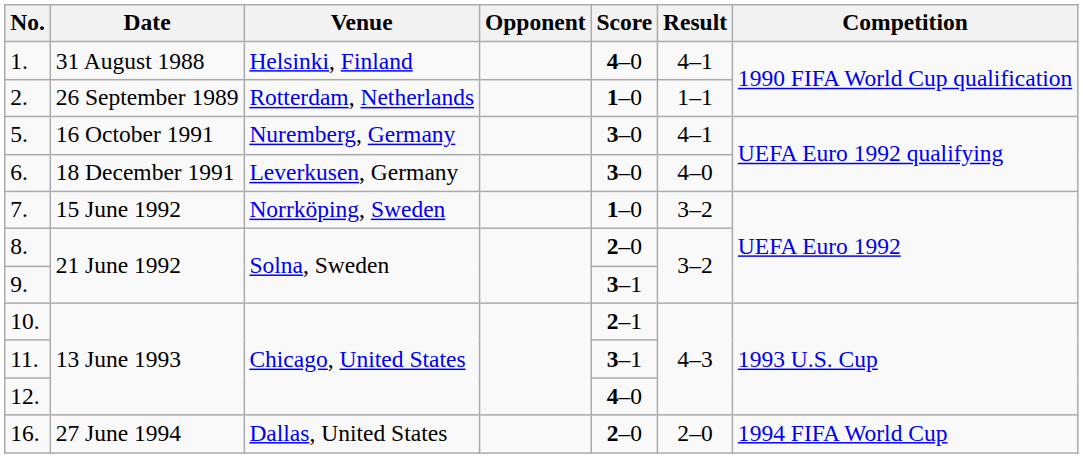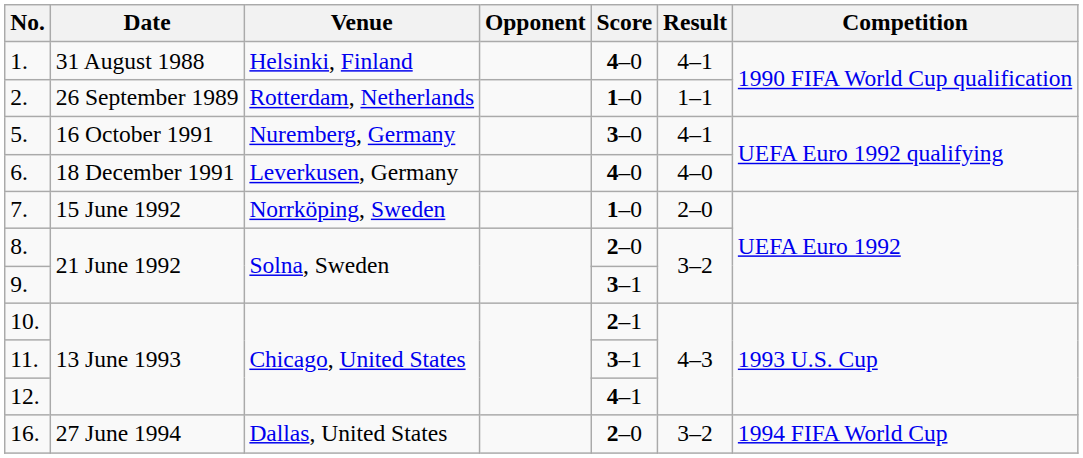(624, 172) 3–0 -> (624, 172) 4–0
(695, 209) 3–2 -> (695, 209) 2–0
(624, 396) 4–0 -> (624, 396) 4–1
(695, 433) 2–0 -> (695, 433) 3–2
